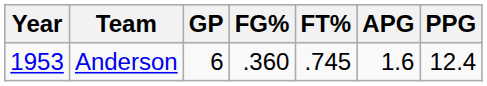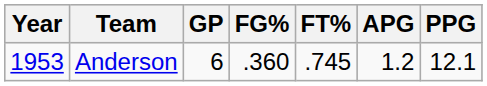(398, 62) 1.6 -> (398, 62) 1.2
(453, 62) 12.4 -> (453, 62) 12.1
